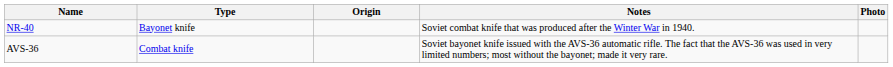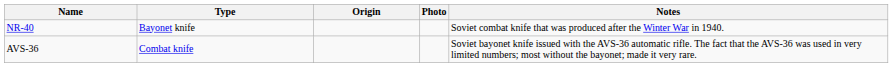columns swapped: (873, 12) <-> (639, 12)
